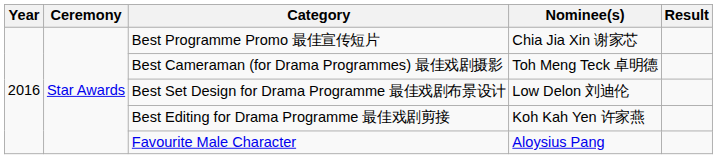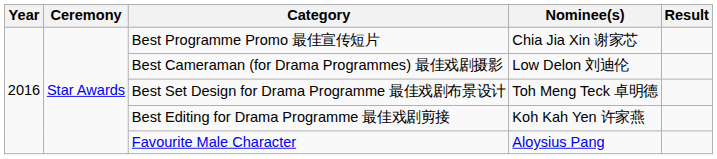(585, 65) Toh Meng Teck 卓明德 -> (571, 65) Low Delon 刘迪伦
(571, 91) Low Delon 刘迪伦 -> (585, 91) Toh Meng Teck 卓明德
